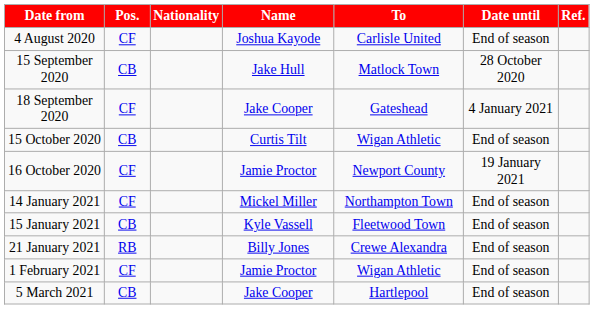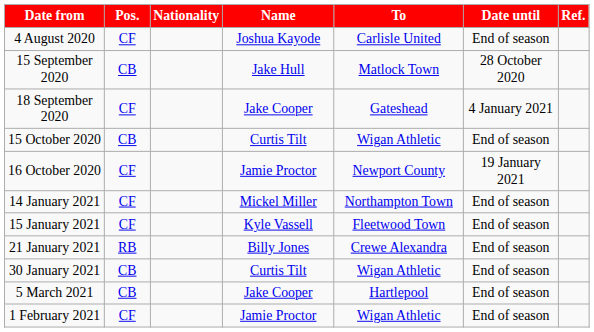(127, 224) CB -> (127, 224) CF
+ row: (55, 270)
rows swapped: (55, 270) <-> (55, 293)
